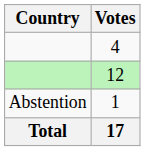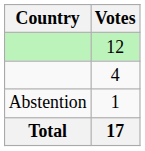rows swapped: (115, 74) <-> (115, 46)
